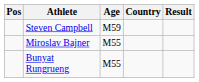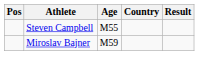(112, 27) M59 -> (109, 27) M55
(112, 43) M55 -> (109, 43) M59
- row: (47, 64)
